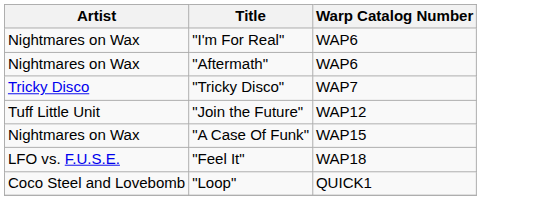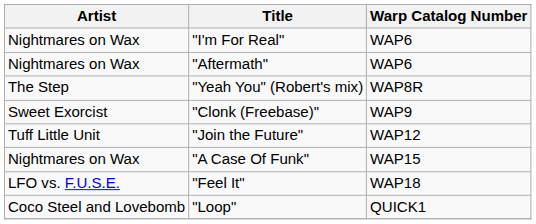- row: (238, 87)
+ row: (278, 87)
+ row: (256, 111)
